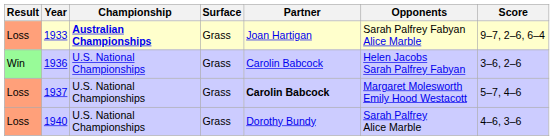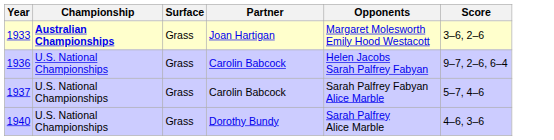- column: (23, 12)
(414, 35) Sarah Palfrey Fabyan Alice Marble -> (378, 35) Margaret Molesworth Emily Hood Westacott
(513, 35) 9–7, 2–6, 6–4 -> (464, 35) 3–6, 2–6
(501, 64) 3–6, 2–6 -> (475, 64) 9–7, 2–6, 6–4
(288, 92) bold -> (247, 92) normal
(415, 92) Margaret Molesworth Emily Hood Westacott -> (377, 92) Sarah Palfrey Fabyan Alice Marble
